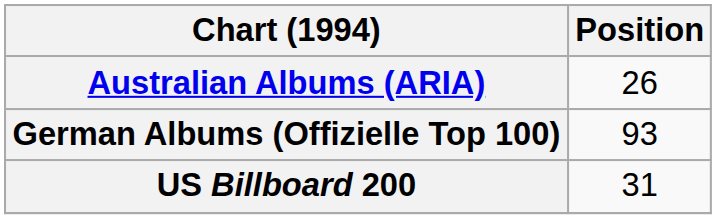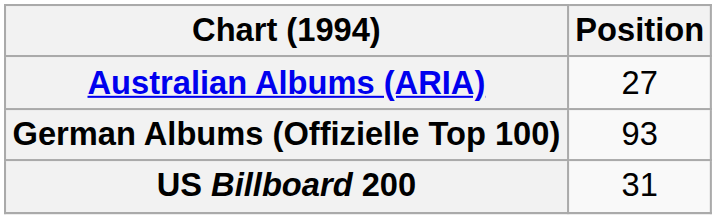(640, 82) 26 -> (640, 82) 27
